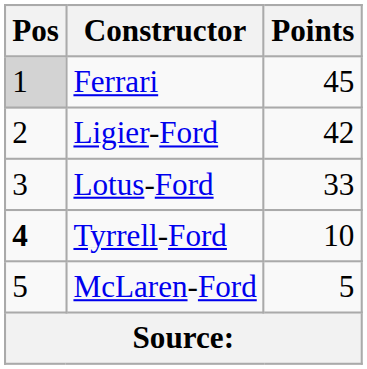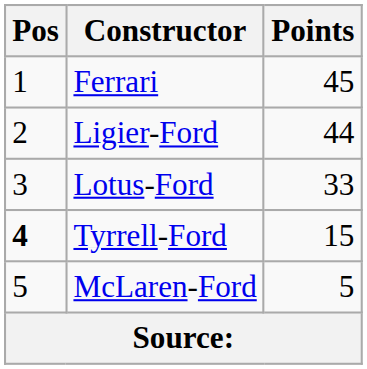(20, 81) lightgrey background -> (20, 81) no background
(339, 133) 42 -> (339, 133) 44
(339, 235) 10 -> (339, 235) 15
